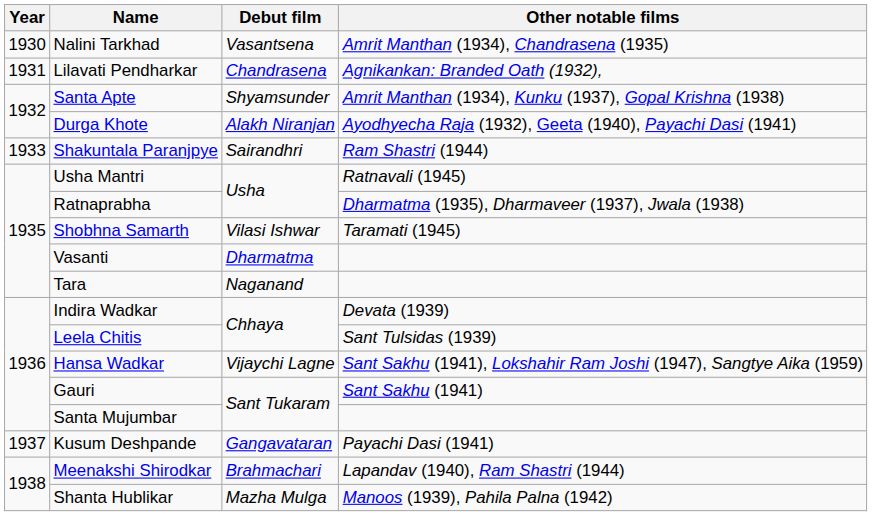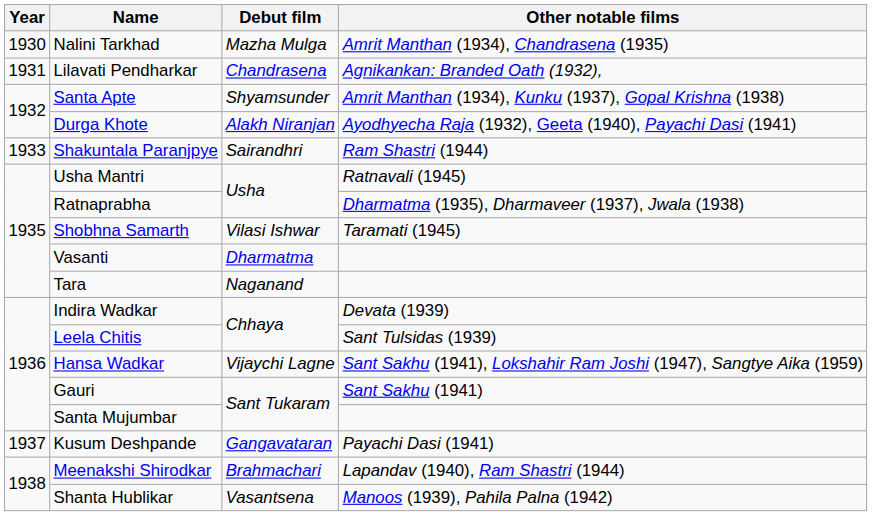(270, 44) Vasantsena -> (276, 44) Mazha Mulga
(276, 497) Mazha Mulga -> (270, 497) Vasantsena
